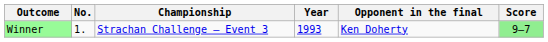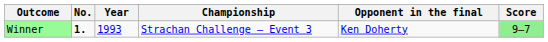columns swapped: (316, 13) <-> (195, 13)
(80, 29) normal -> (80, 29) bold
